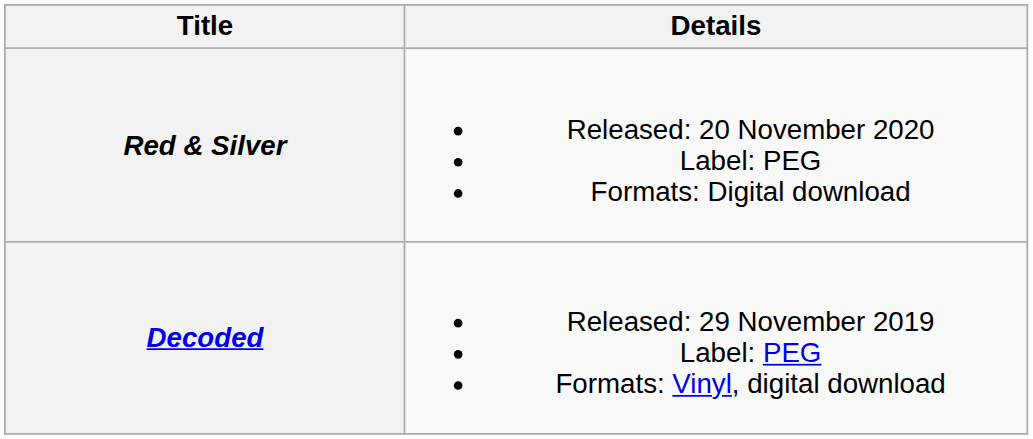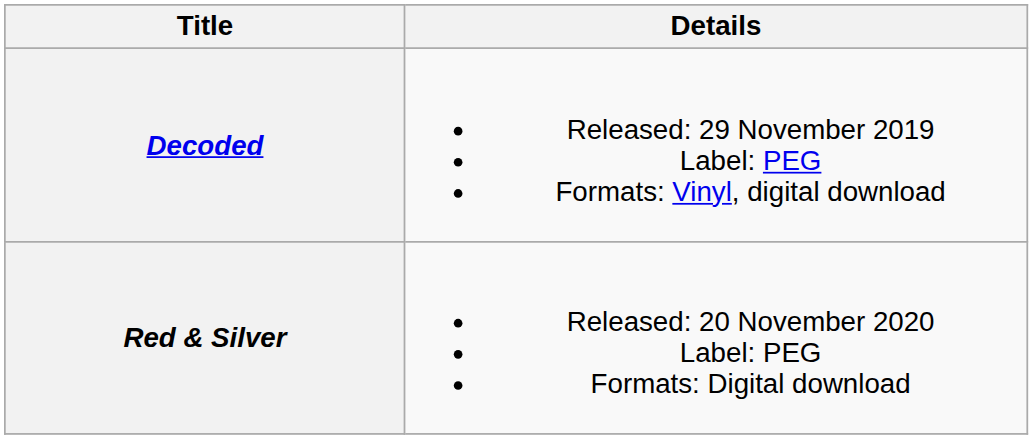rows swapped: (205, 337) <-> (205, 144)
